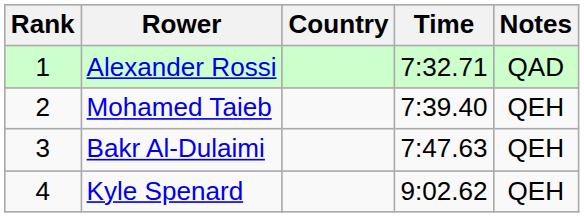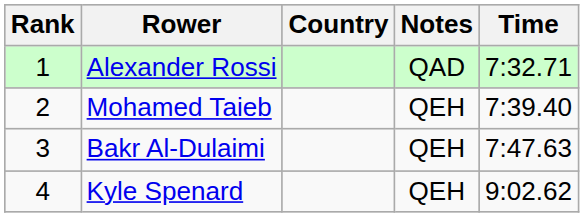columns swapped: (444, 25) <-> (536, 25)
